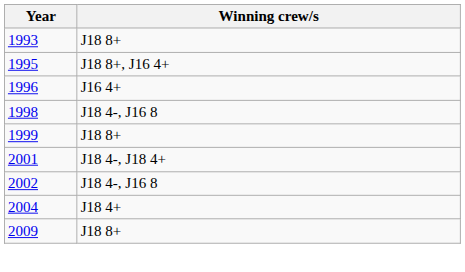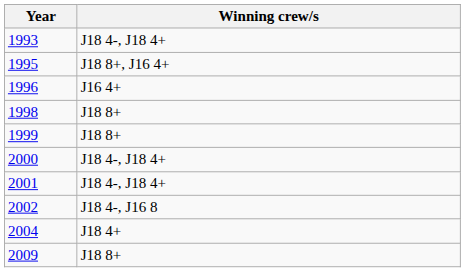(101, 40) J18 8+ -> (123, 40) J18 4-, J18 4+
(119, 111) J18 4-, J16 8 -> (101, 111) J18 8+
+ row: (23, 159)
